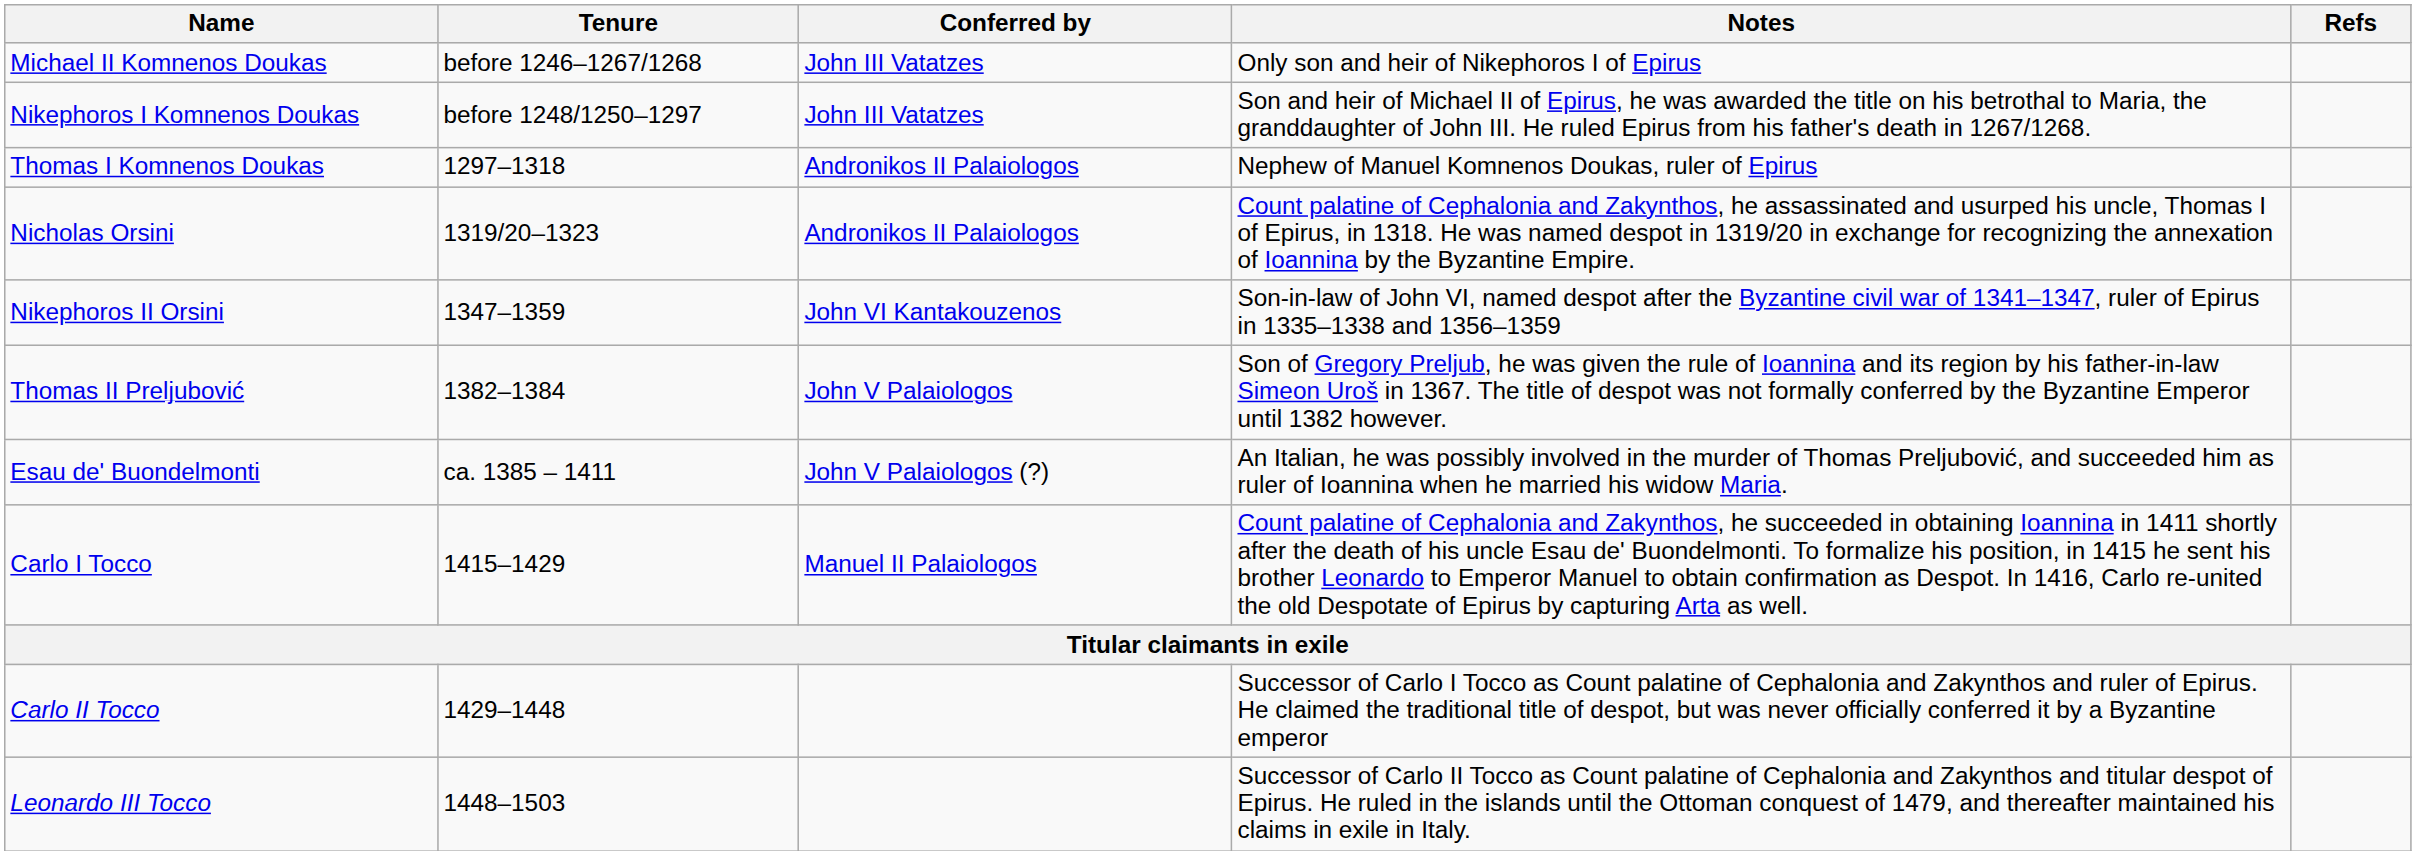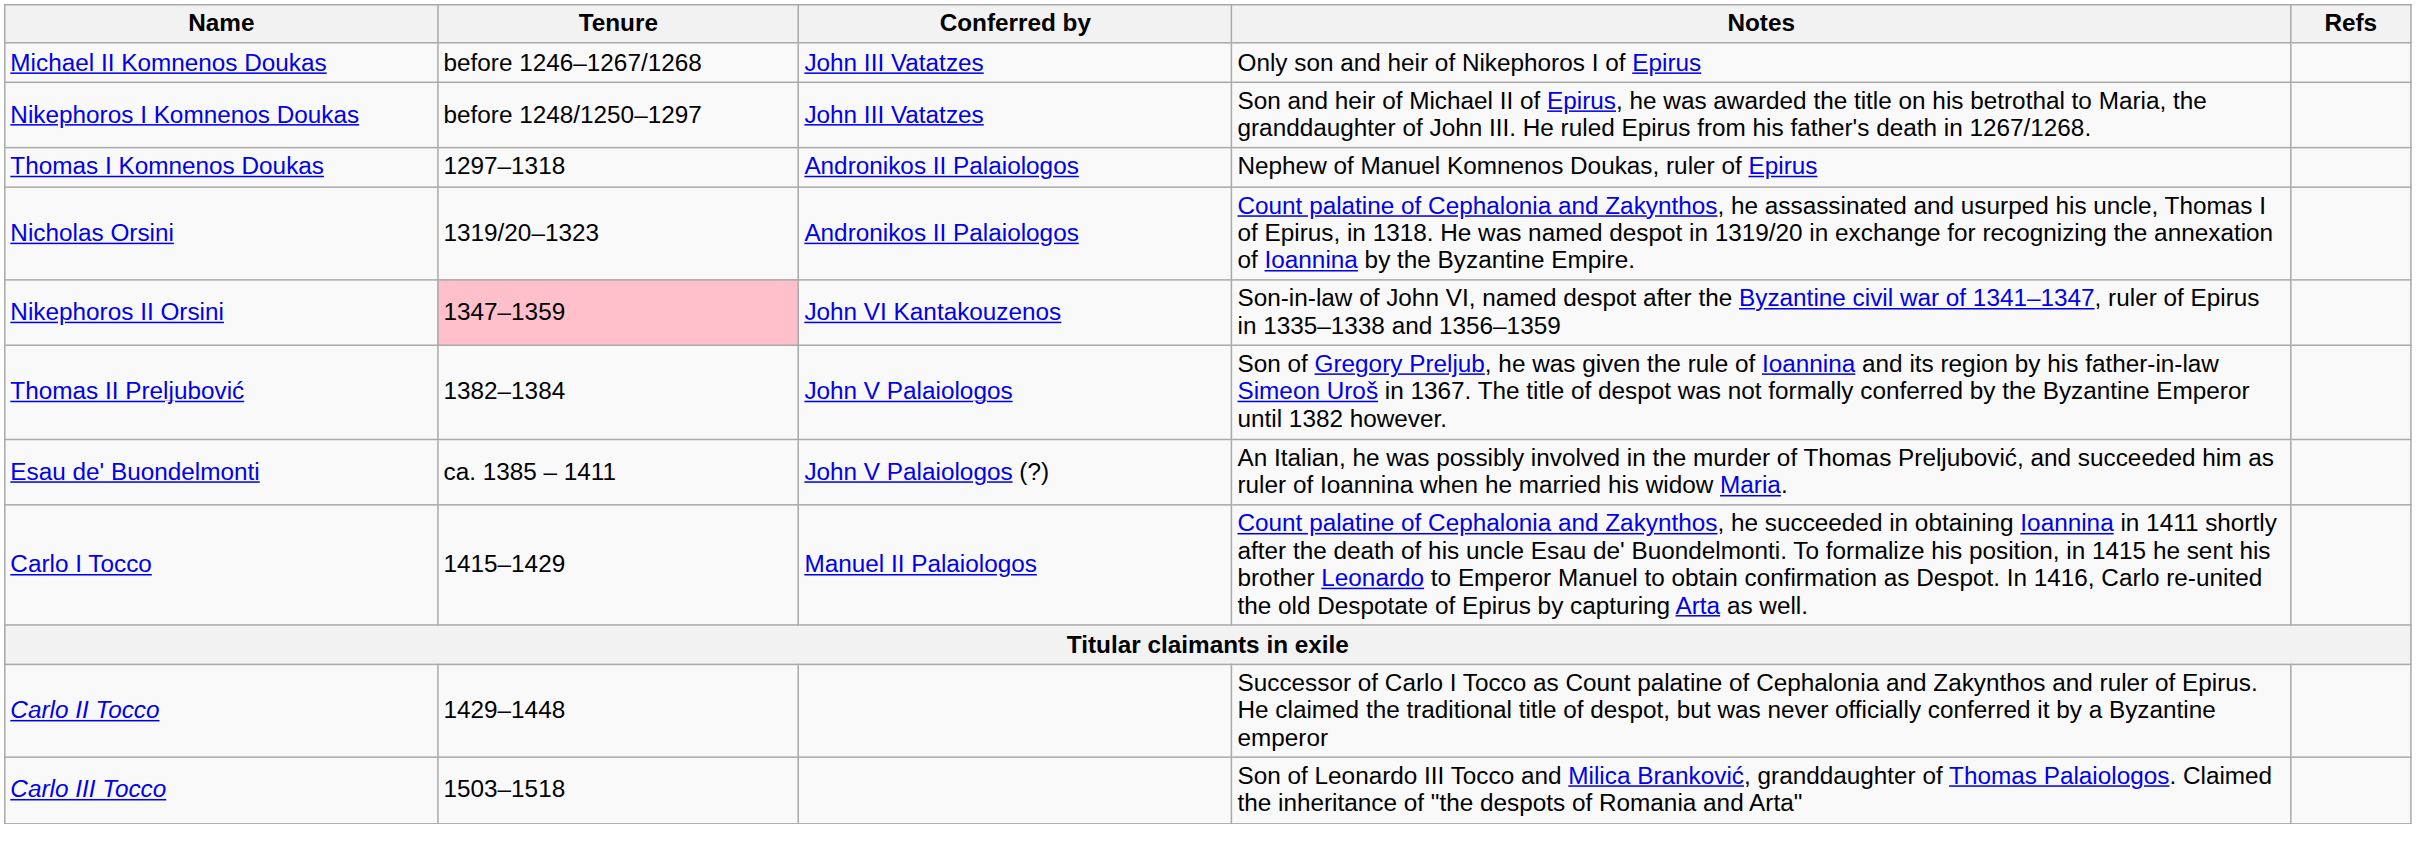(504, 312) no background -> (504, 312) pink background
- row: (111, 803)
+ row: (88, 790)
